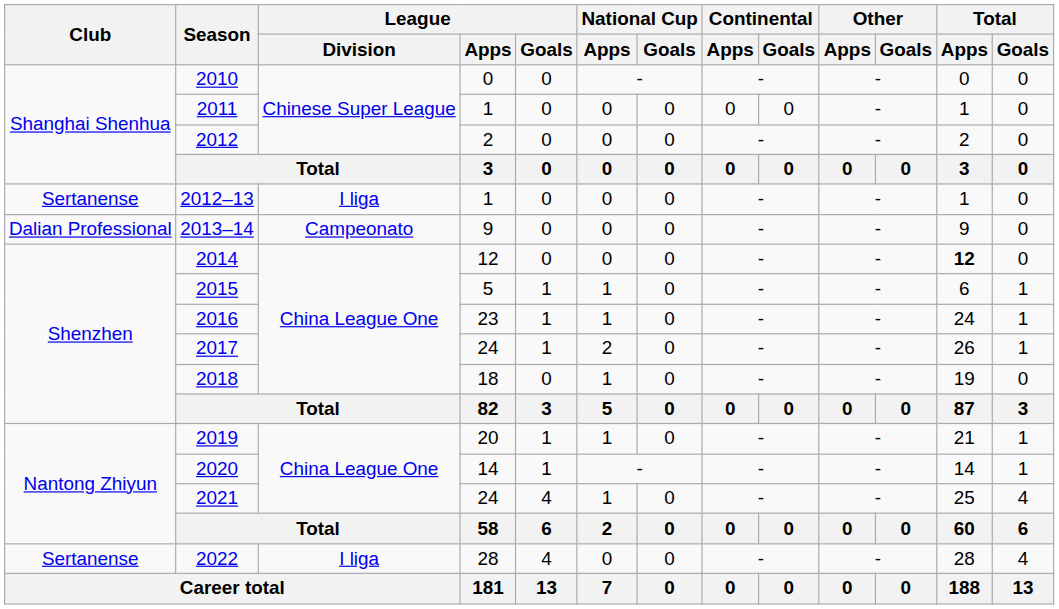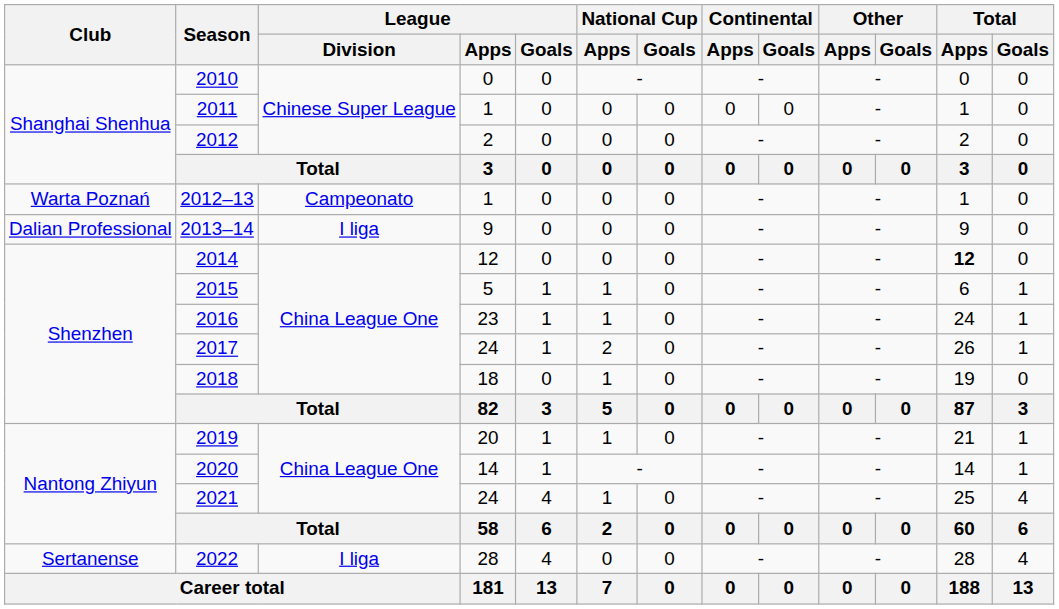(90, 199) Sertanense -> (90, 199) Warta Poznań
(359, 199) I liga -> (359, 199) Campeonato
(359, 229) Campeonato -> (359, 229) I liga
